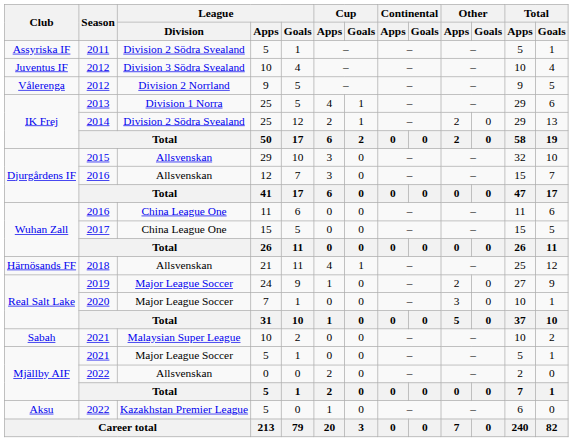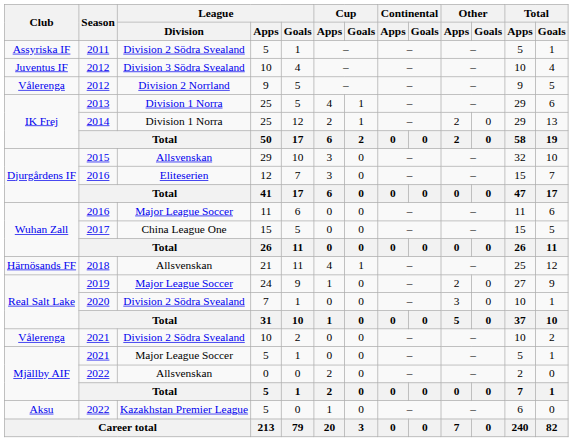(184, 121) Division 2 Södra Svealand -> (184, 121) Division 1 Norra
(184, 175) Allsvenskan -> (184, 175) Eliteserien
(184, 211) China League One -> (184, 211) Major League Soccer
(184, 301) Major League Soccer -> (184, 301) Division 2 Södra Svealand
(42, 337) Sabah -> (42, 337) Vålerenga
(184, 337) Malaysian Super League -> (184, 337) Division 2 Södra Svealand
